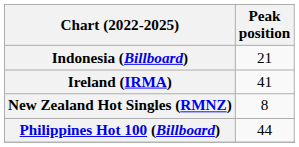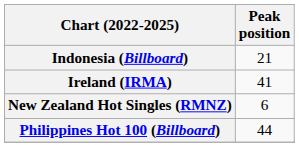(265, 105) 8 -> (265, 105) 6
